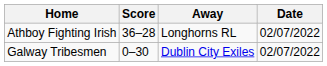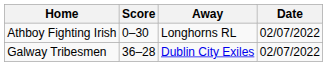(139, 33) 36–28 -> (135, 33) 0–30
(135, 52) 0–30 -> (139, 52) 36–28
